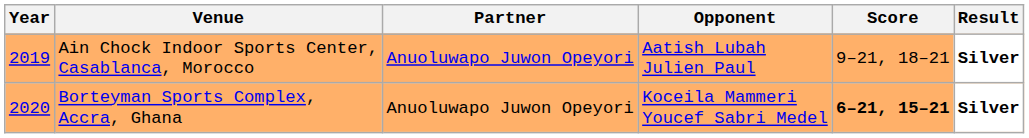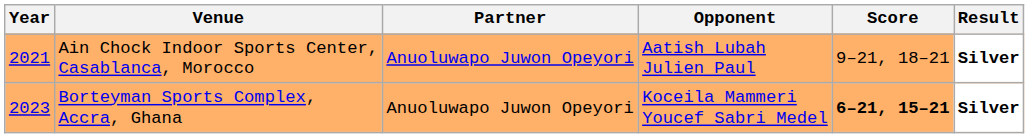(30, 58) 2019 -> (30, 58) 2021
(30, 108) 2020 -> (30, 108) 2023
